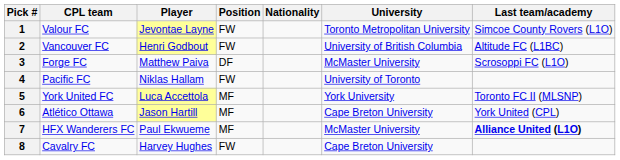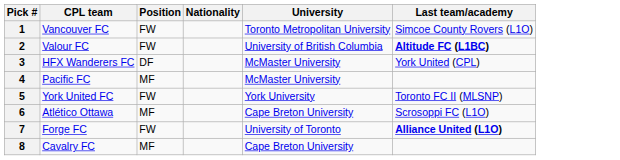- column: (177, 12)
(66, 29) Valour FC -> (76, 29) Vancouver FC
(76, 46) Vancouver FC -> (66, 46) Valour FC
(519, 46) normal -> (442, 46) bold
(64, 63) Forge FC -> (88, 63) HFX Wanderers FC
(522, 63) Scrosoppi FC (L1O) -> (438, 63) York United (CPL)
(227, 79) FW -> (147, 79) MF
(372, 79) University of Toronto -> (293, 79) McMaster University
(226, 96) MF -> (148, 96) FW
(517, 113) York United (CPL) -> (442, 113) Scrosoppi FC (L1O)
(88, 130) HFX Wanderers FC -> (64, 130) Forge FC
(226, 130) MF -> (148, 130) FW
(372, 130) McMaster University -> (293, 130) University of Toronto
(227, 146) FW -> (147, 146) MF
